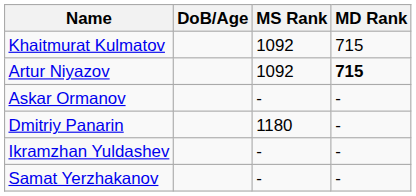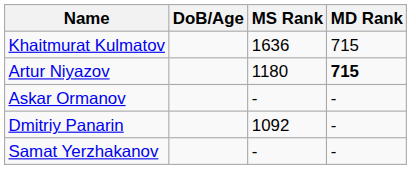(275, 45) 1092 -> (271, 45) 1636
(275, 72) 1092 -> (270, 72) 1180
(274, 125) 1180 -> (271, 125) 1092
- row: (89, 152)
